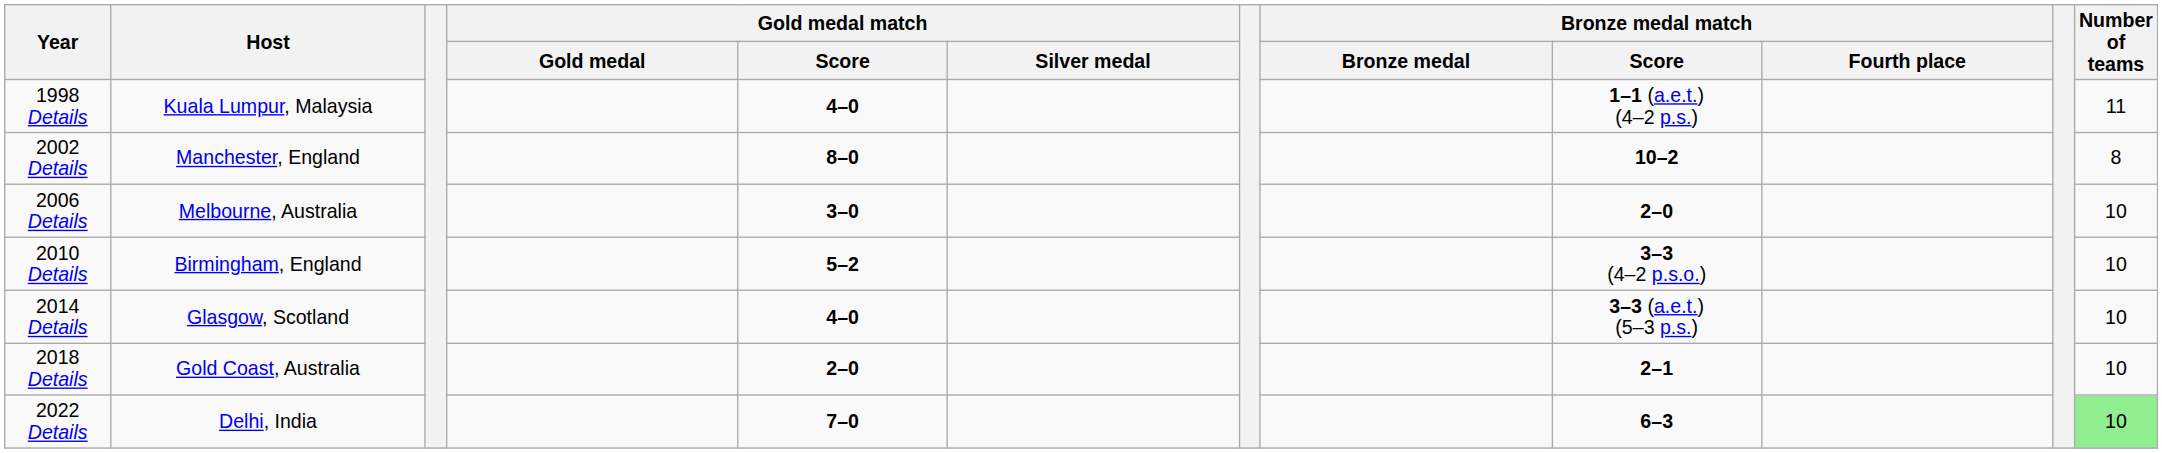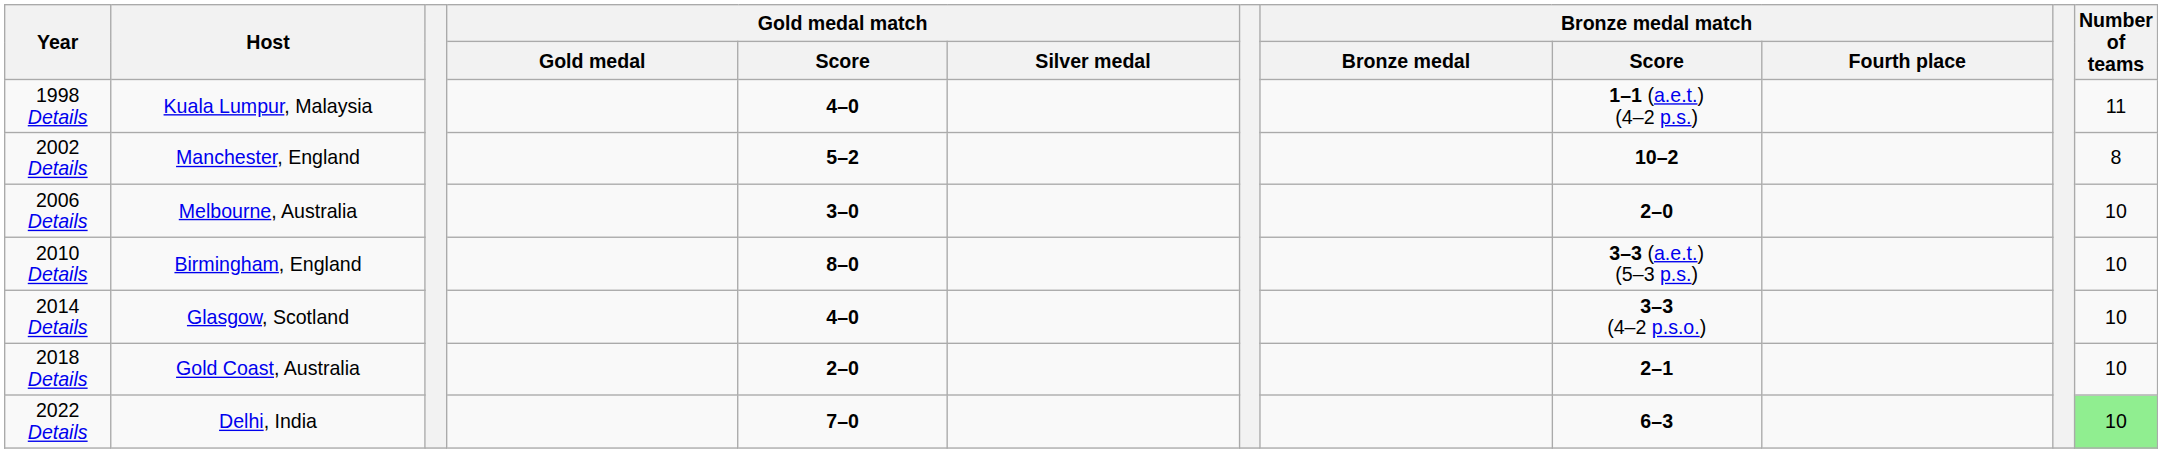(843, 159) 8–0 -> (843, 159) 5–2
(843, 264) 5–2 -> (843, 264) 8–0
(1657, 264) 3–3 (4–2 p.s.o.) -> (1657, 264) 3–3 (a.e.t.) (5–3 p.s.)
(1657, 317) 3–3 (a.e.t.) (5–3 p.s.) -> (1657, 317) 3–3 (4–2 p.s.o.)
